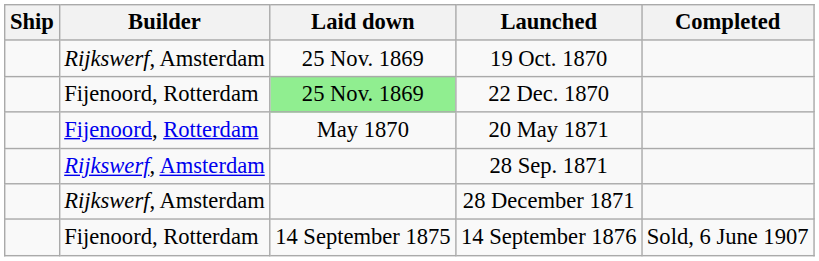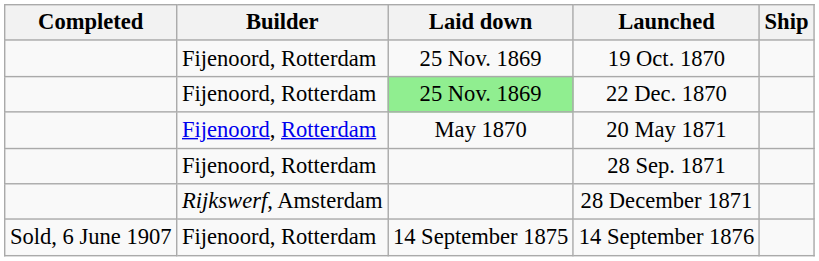columns swapped: (32, 22) <-> (728, 22)
(164, 58) Rijkswerf, Amsterdam -> (279, 58) Fijenoord, Rotterdam
(164, 165) Rijkswerf, Amsterdam -> (279, 165) Fijenoord, Rotterdam
